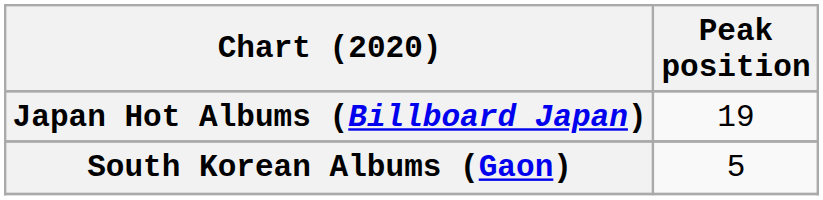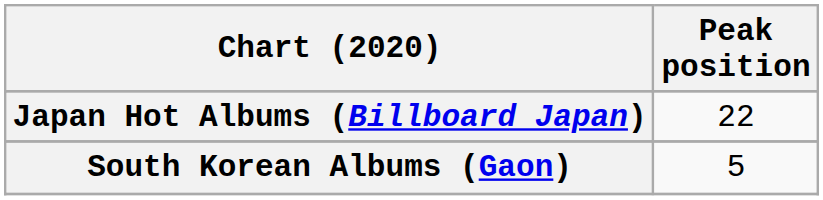(736, 117) 19 -> (736, 117) 22
